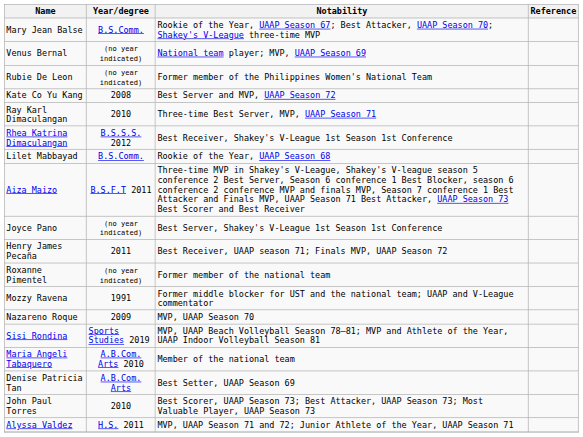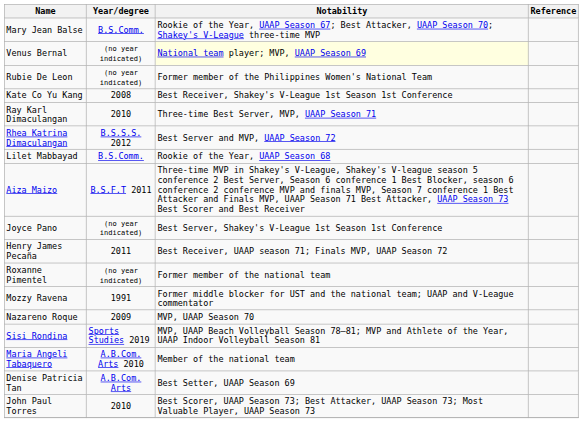(262, 53) no background -> (262, 53) lightyellow background
(246, 96) Best Server and MVP, UAAP Season 72 -> (305, 96) Best Receiver, Shakey's V-League 1st Season 1st Conference
(305, 138) Best Receiver, Shakey's V-League 1st Season 1st Conference -> (246, 138) Best Server and MVP, UAAP Season 72
- row: (39, 425)
